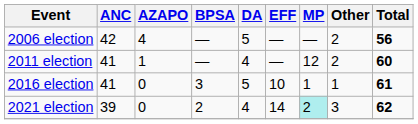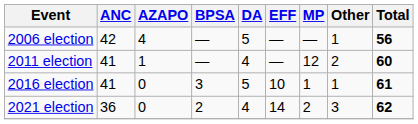(335, 38) 2 -> (335, 38) 1
(108, 107) 39 -> (108, 107) 36
(307, 107) paleturquoise background -> (307, 107) no background
